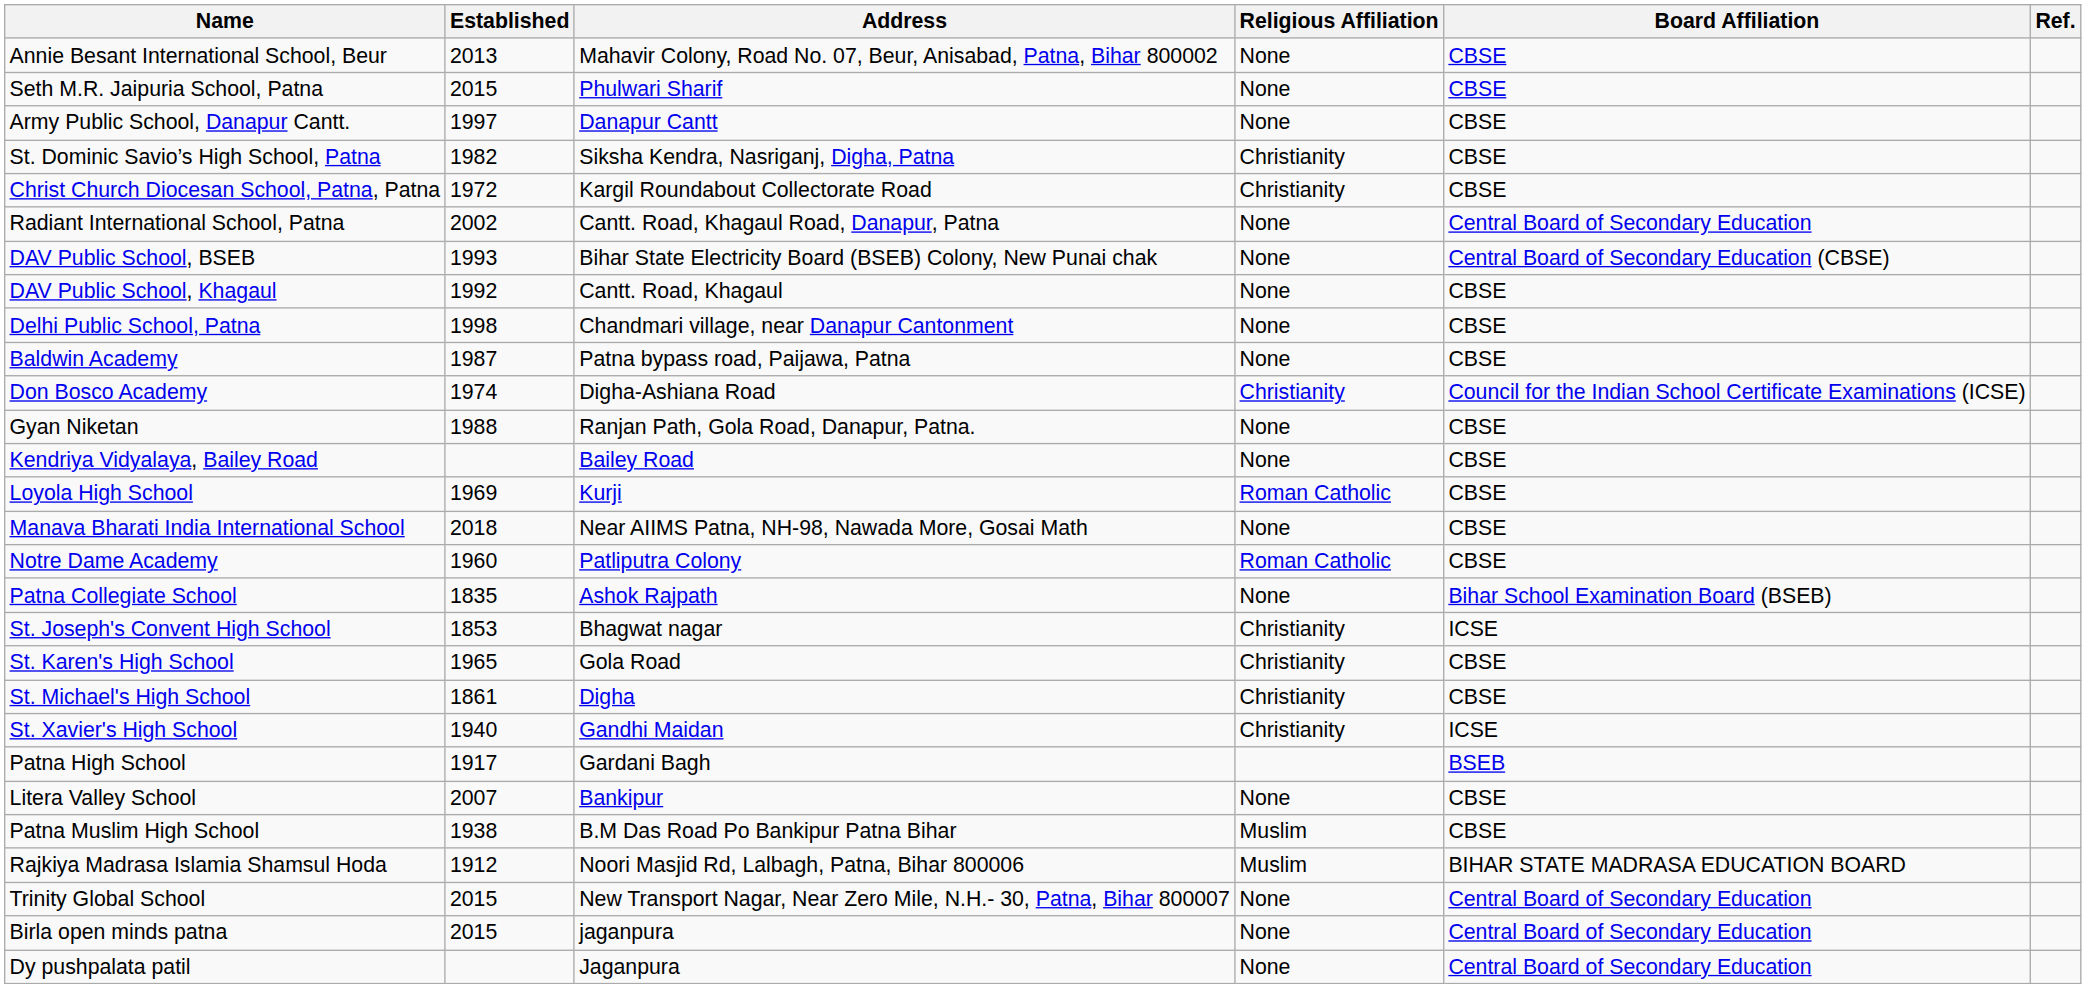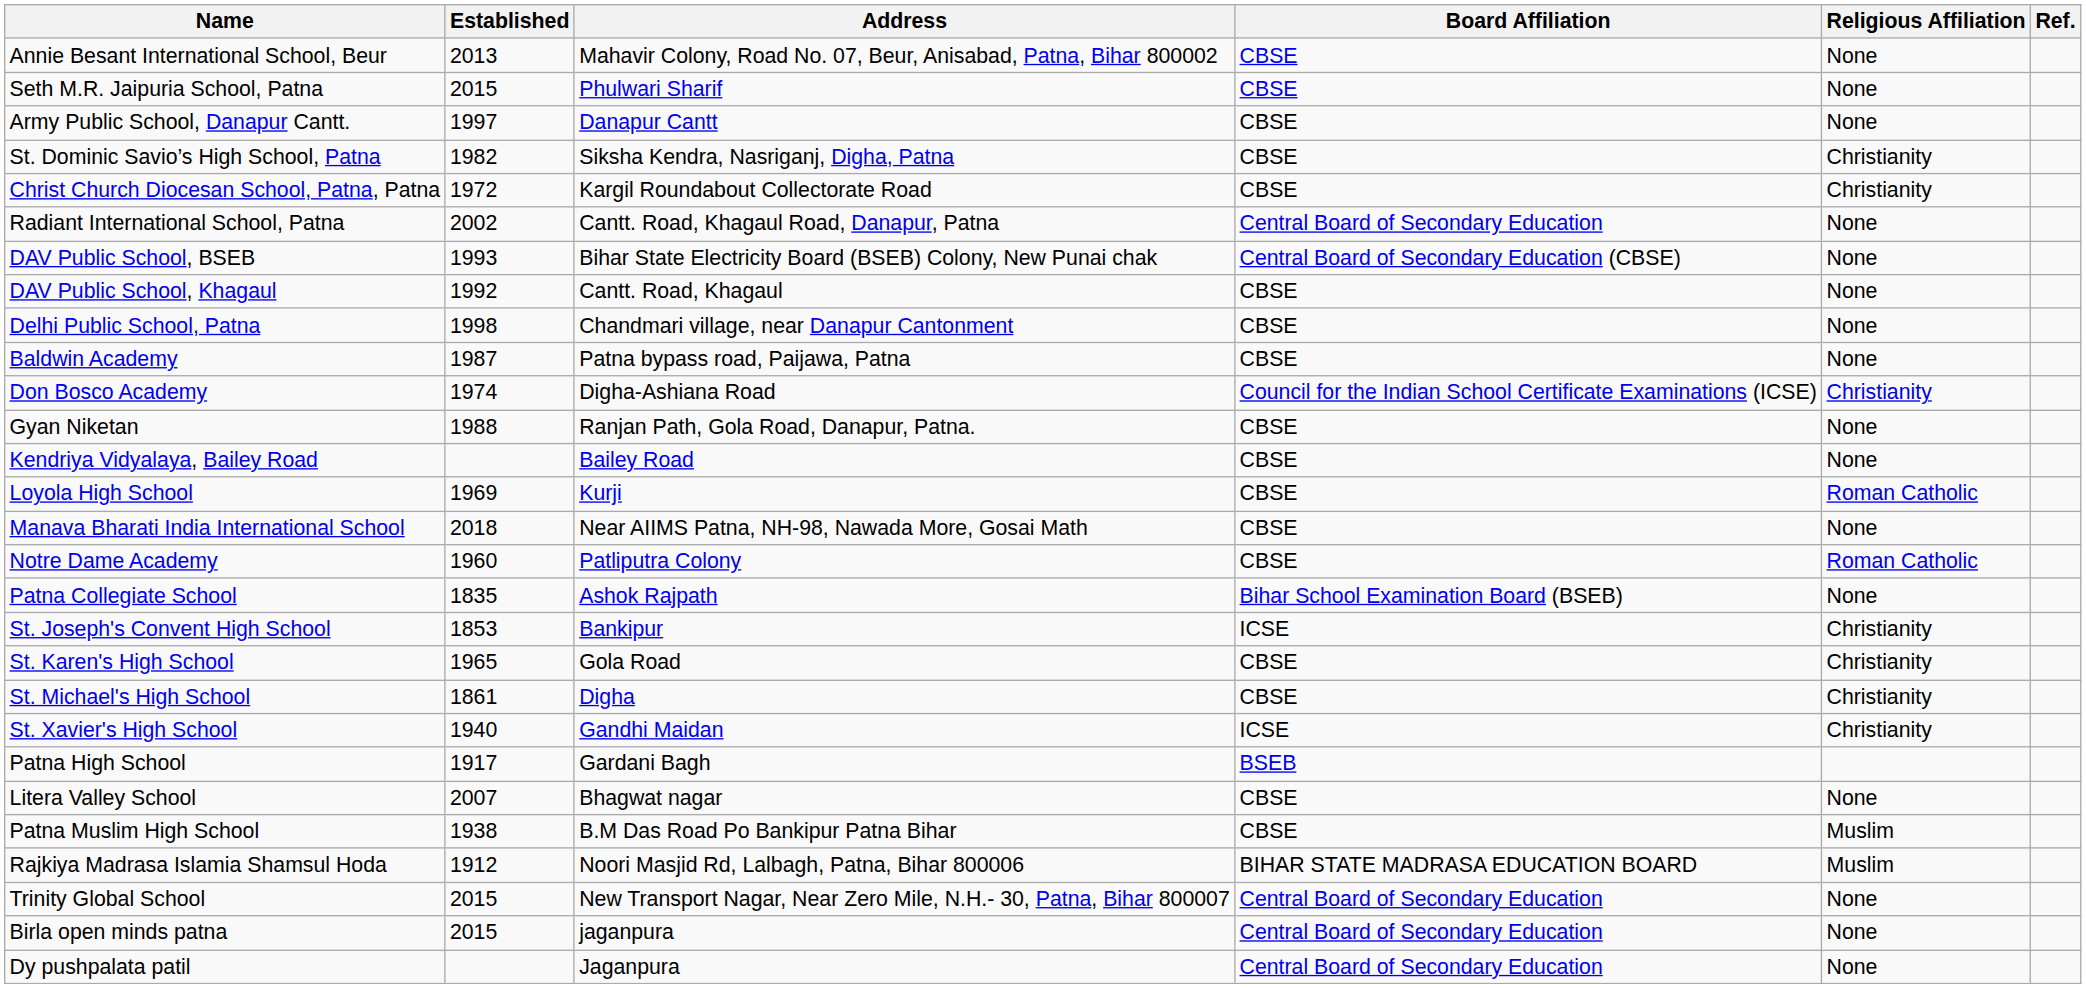columns swapped: (1737, 21) <-> (1339, 21)
(651, 628) Bhagwat nagar -> (621, 628) Bankipur
(621, 797) Bankipur -> (651, 797) Bhagwat nagar
